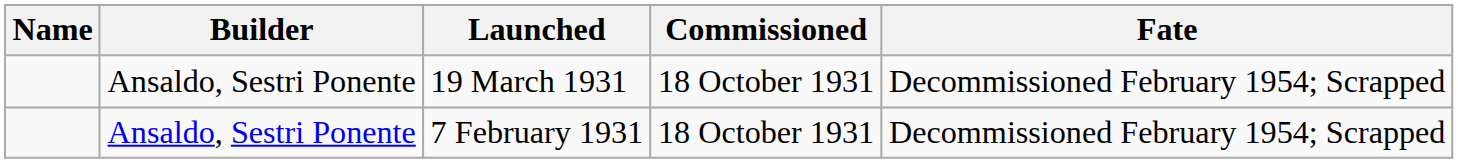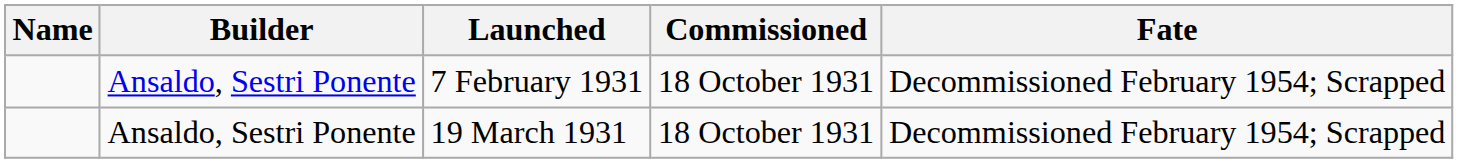rows swapped: (537, 132) <-> (529, 81)
